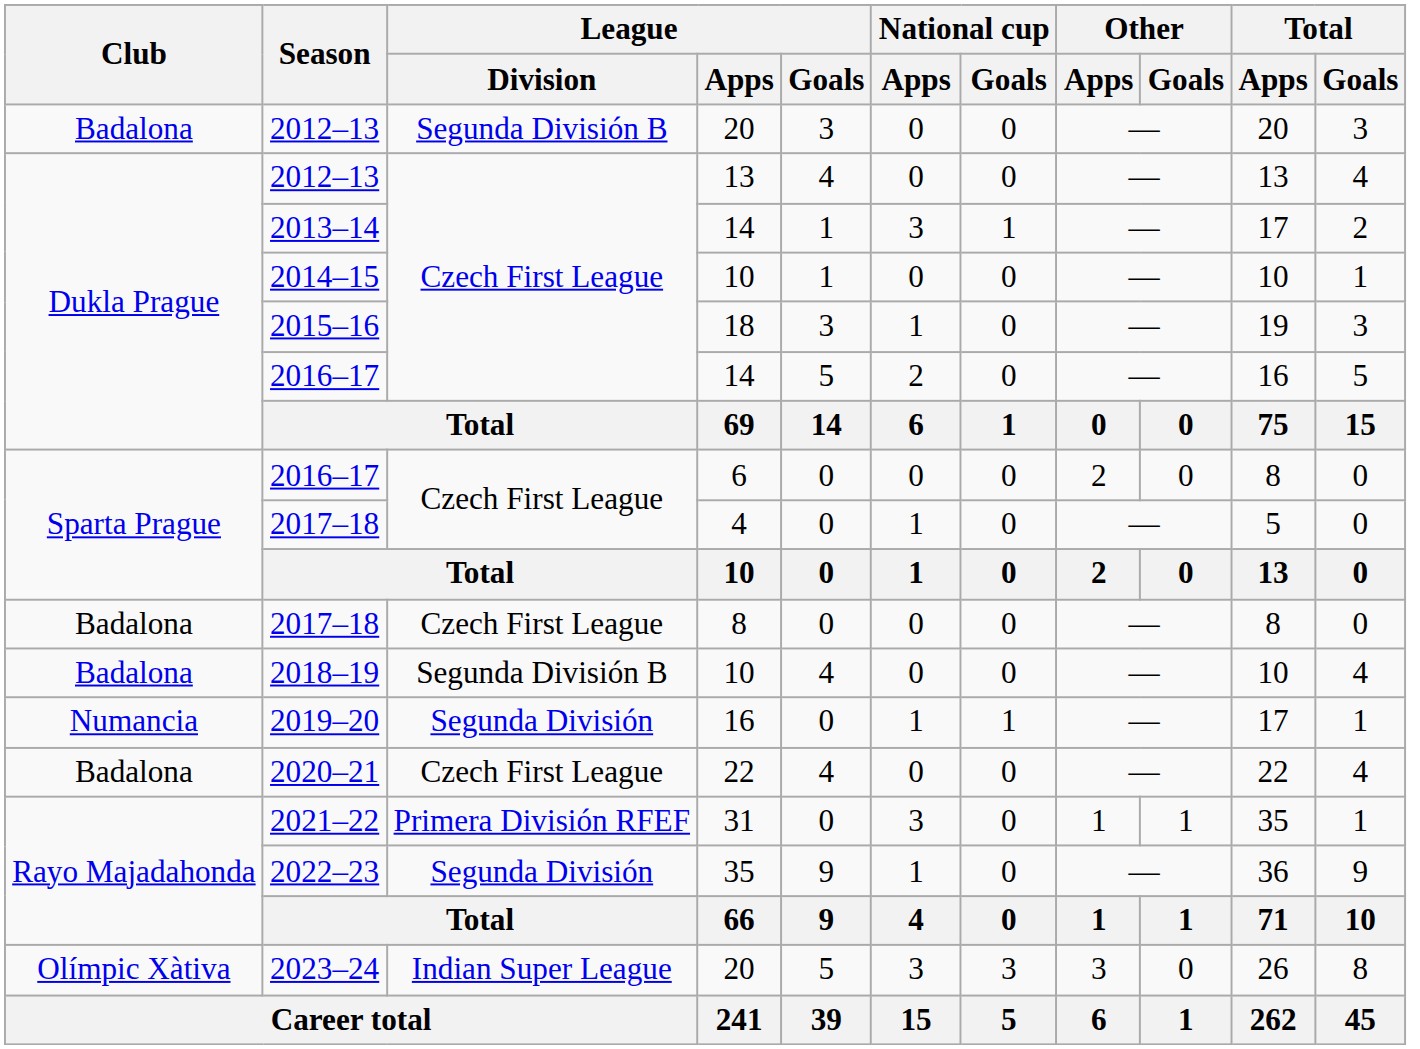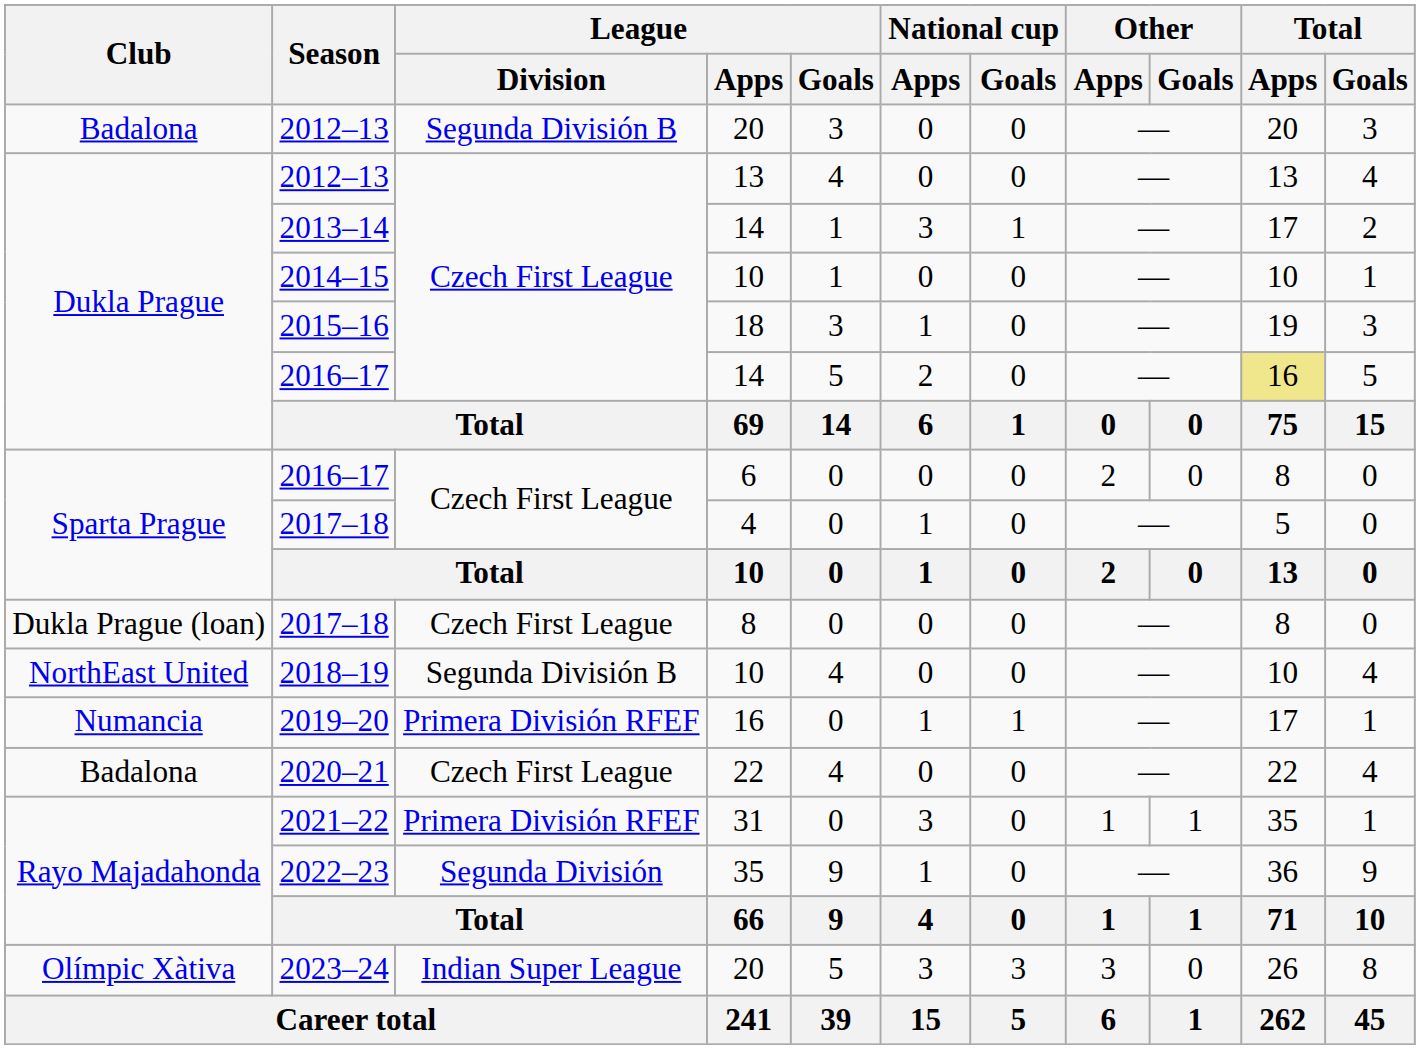(1273, 375) no background -> (1283, 375) khaki background
(134, 623) Badalona -> (139, 623) Dukla Prague (loan)
(134, 672) Badalona -> (139, 672) NorthEast United
(542, 721) Segunda División -> (551, 721) Primera División RFEF
